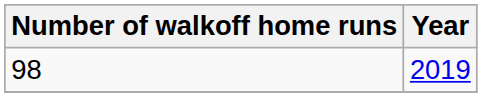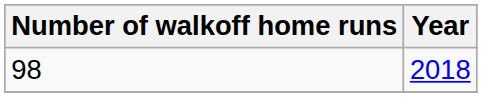(440, 69) 2019 -> (440, 69) 2018
